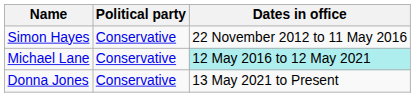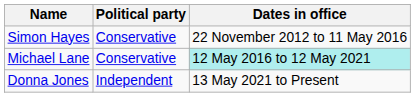(136, 80) Conservative -> (134, 80) Independent
